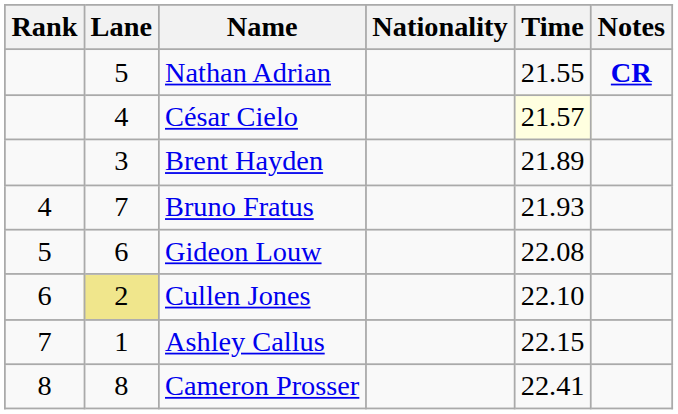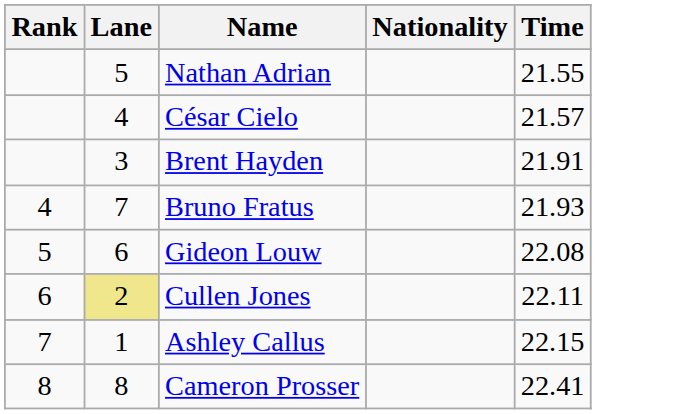- column: (631, 26)
(553, 116) lightyellow background -> (553, 116) no background
(553, 161) 21.89 -> (553, 161) 21.91
(553, 296) 22.10 -> (553, 296) 22.11
